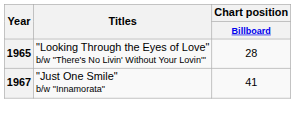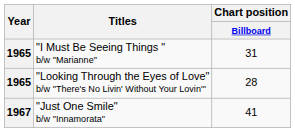+ row: (101, 53)
